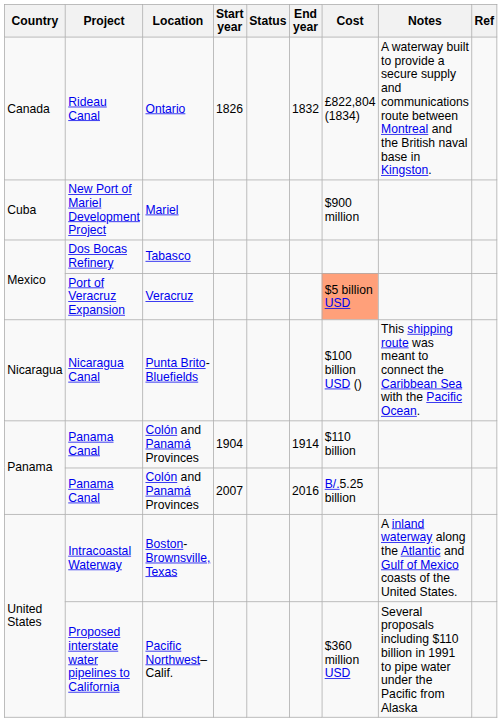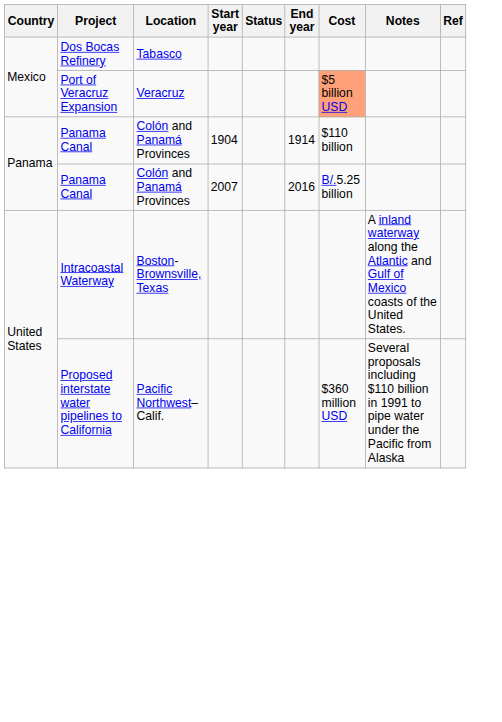- row: (87, 108)
- row: (104, 210)
- row: (96, 370)
